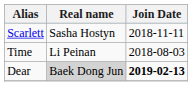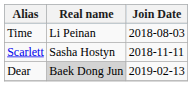rows swapped: (25, 33) <-> (20, 52)
(157, 71) bold -> (157, 71) normal
